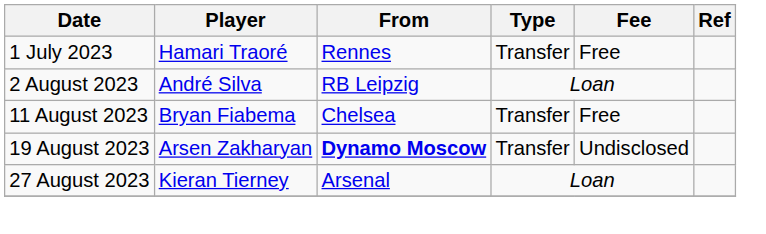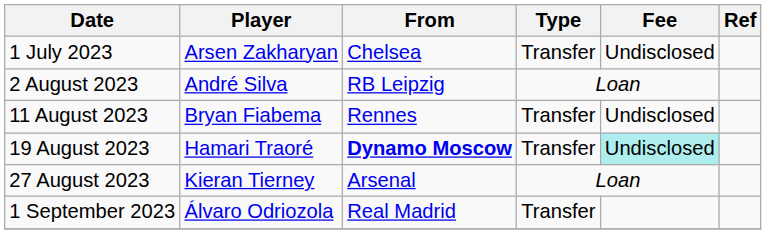(223, 52) Hamari Traoré -> (261, 52) Arsen Zakharyan
(356, 52) Rennes -> (384, 52) Chelsea
(600, 52) Free -> (660, 52) Undisclosed
(359, 116) Chelsea -> (382, 116) Rennes
(600, 116) Free -> (660, 116) Undisclosed
(235, 148) Arsen Zakharyan -> (249, 148) Hamari Traoré
(634, 148) no background -> (660, 148) paleturquoise background
+ row: (92, 212)
